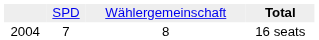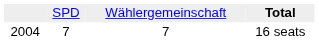(166, 31) 8 -> (166, 31) 7
